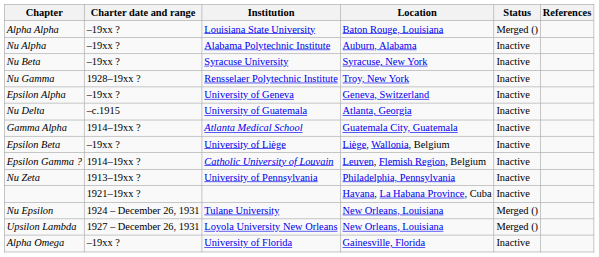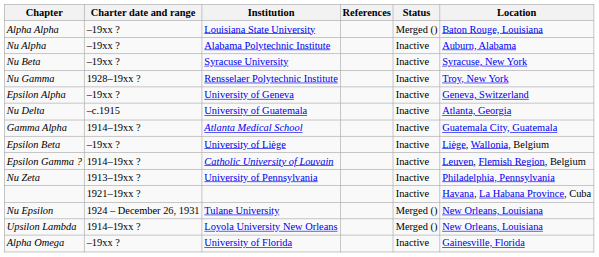columns swapped: (417, 12) <-> (567, 12)
(143, 227) 1927 – December 26, 1931 -> (114, 227) 1914–19xx ?
